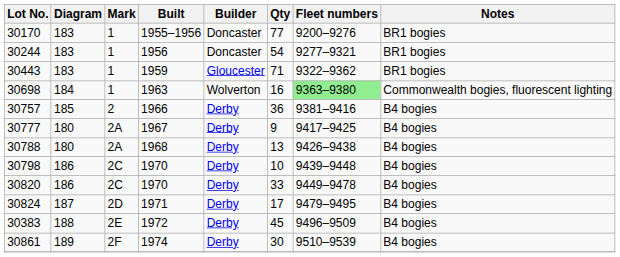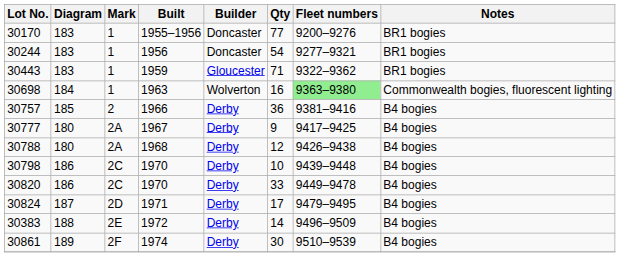(277, 147) 13 -> (277, 147) 12
(277, 223) 45 -> (277, 223) 14
